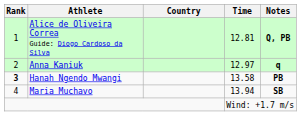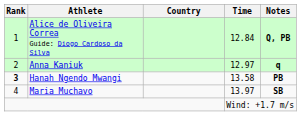(242, 38) 12.81 -> (242, 38) 12.84
(242, 91) 13.94 -> (242, 91) 13.97
